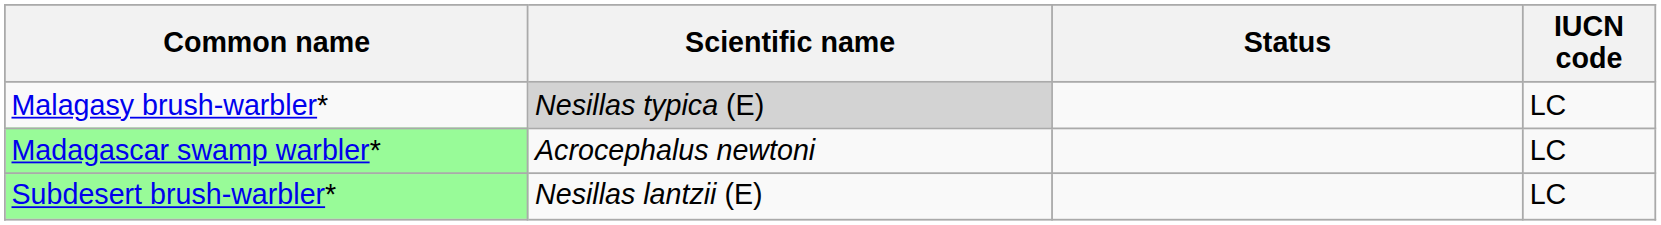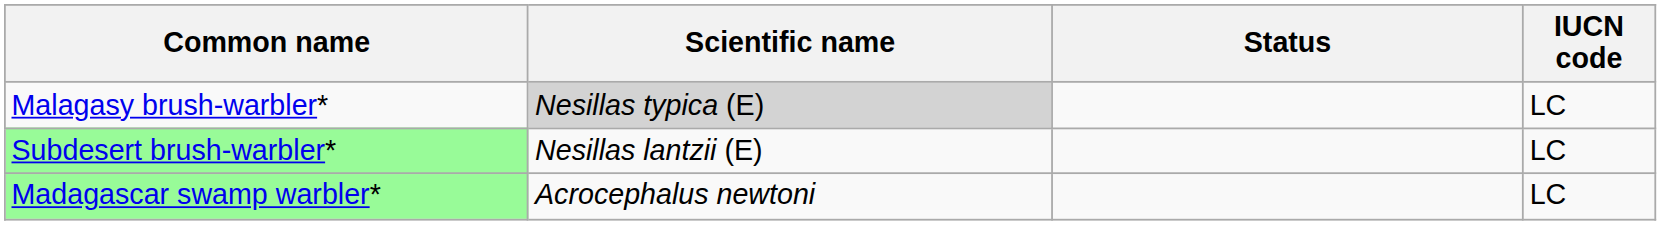rows swapped: (174, 195) <-> (196, 150)
